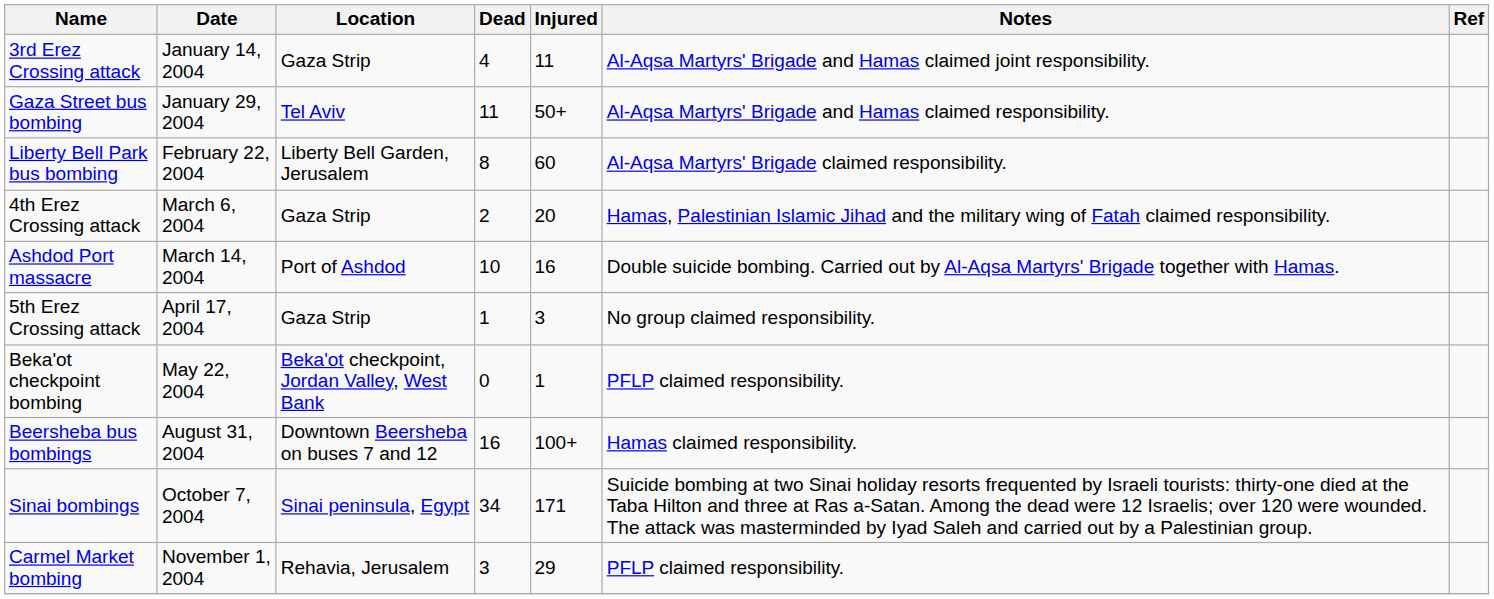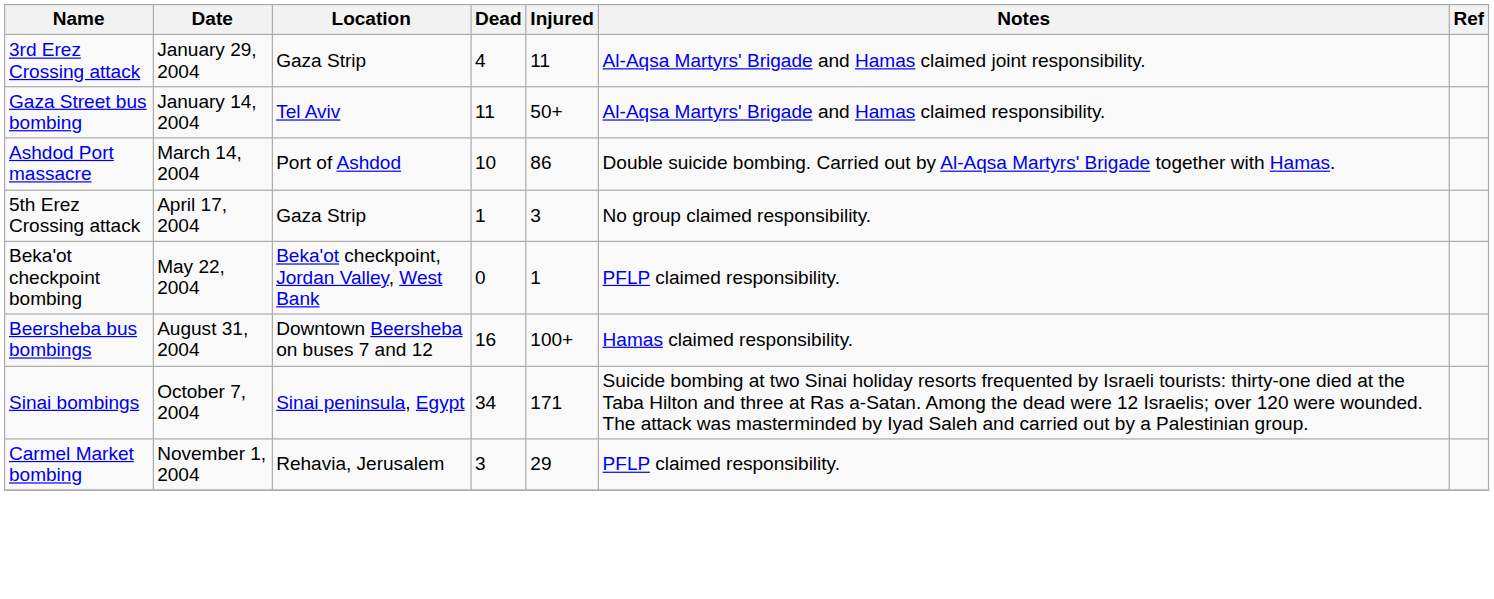(212, 60) January 14, 2004 -> (207, 60) January 29, 2004
(212, 112) January 29, 2004 -> (207, 112) January 14, 2004
- row: (78, 163)
- row: (75, 215)
(545, 266) 16 -> (541, 163) 86
